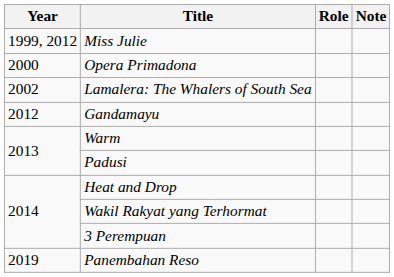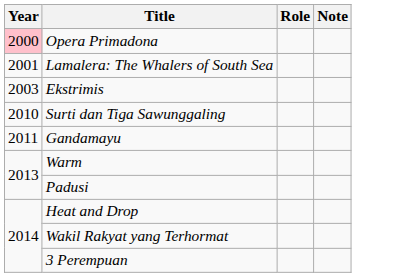- row: (116, 41)
(23, 65) no background -> (23, 41) pink background
(23, 89) 2002 -> (23, 65) 2001
+ row: (75, 89)
+ row: (136, 114)
(23, 114) 2012 -> (23, 138) 2011
- row: (142, 260)
